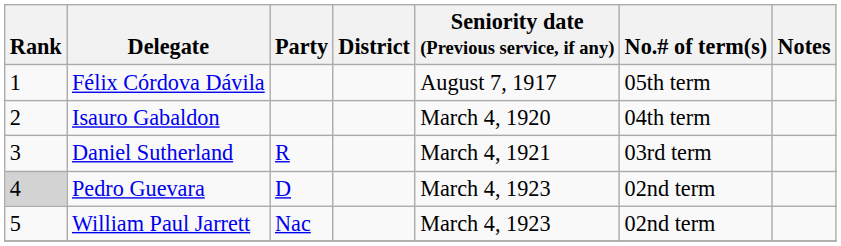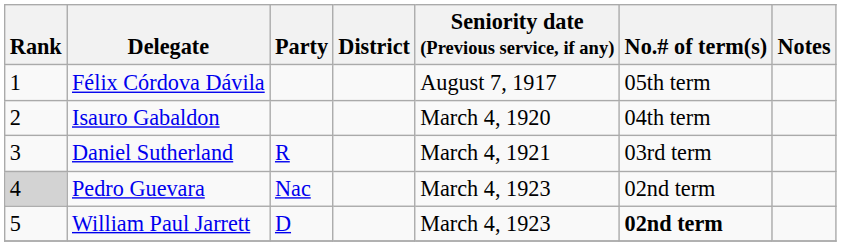(283, 188) D -> (293, 188) Nac
(293, 223) Nac -> (283, 223) D
(670, 223) normal -> (674, 223) bold
